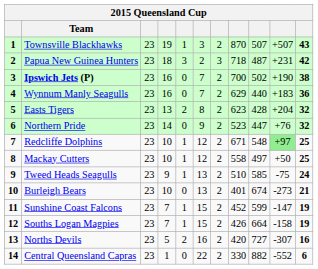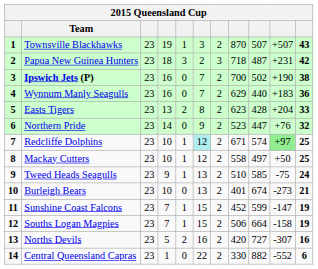(304, 110) 32 -> (304, 110) 33
(202, 142) no background -> (202, 142) paleturquoise background
(259, 142) 548 -> (259, 142) 574
(239, 223) 426 -> (239, 223) 506
